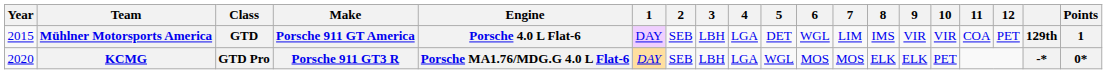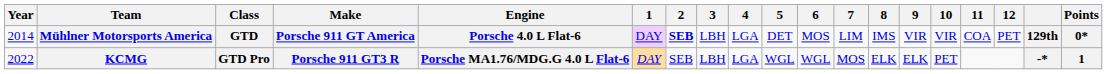(21, 36) 2015 -> (21, 36) 2014
(681, 36) normal -> (681, 36) bold
(815, 36) WGL -> (816, 36) MOS
(1081, 36) 1 -> (1082, 36) 0*
(21, 57) 2020 -> (21, 57) 2022
(815, 57) MOS -> (816, 57) WGL
(1081, 57) 0* -> (1082, 57) 1
